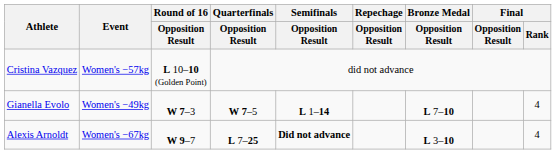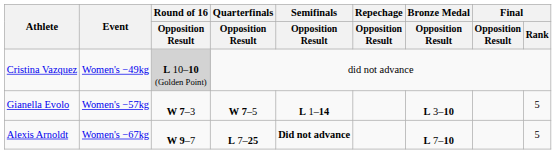(115, 70) Women's −57kg -> (115, 70) Women's −49kg
(181, 76) no background -> (181, 76) lightgrey background
(115, 105) Women's −49kg -> (115, 105) Women's −57kg
(439, 112) L 7–10 -> (439, 112) L 3–10
(537, 105) 4 -> (537, 105) 5
(439, 141) L 3–10 -> (439, 141) L 7–10
(537, 135) 4 -> (537, 135) 5
